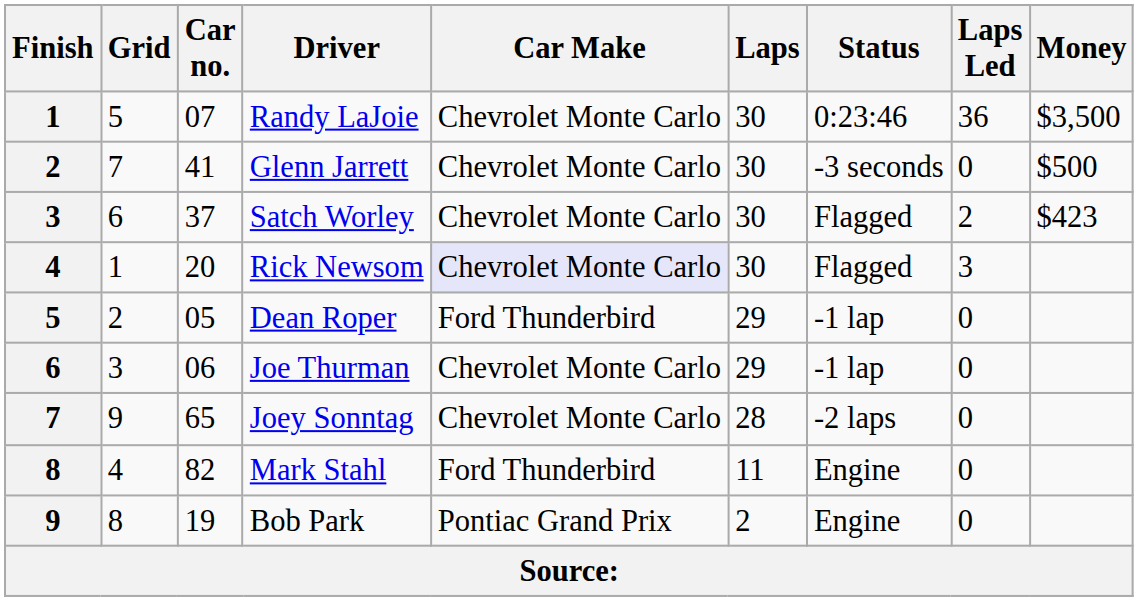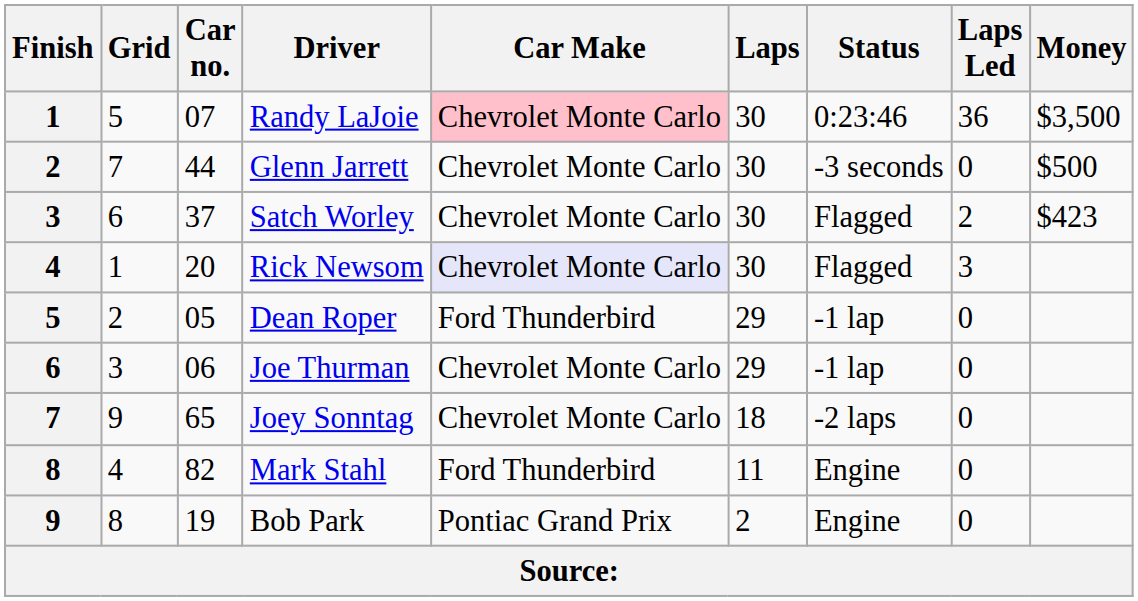(579, 116) no background -> (579, 116) pink background
(200, 166) 41 -> (200, 166) 44
(750, 418) 28 -> (750, 418) 18
